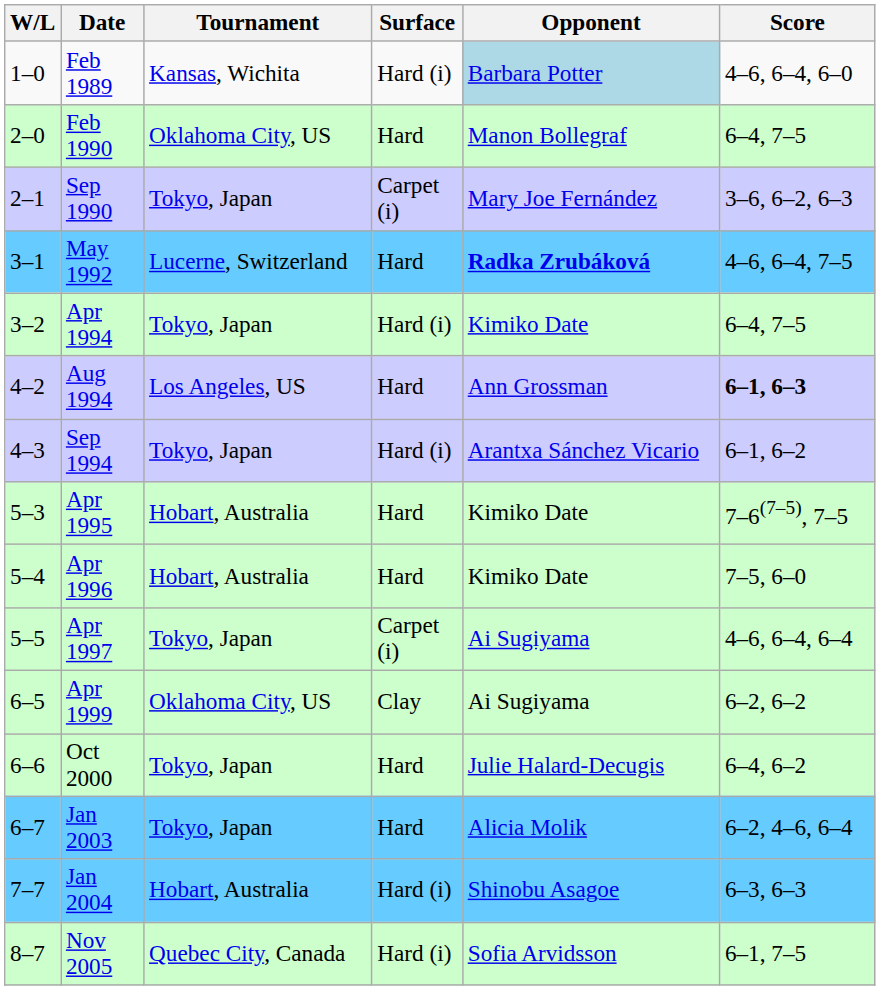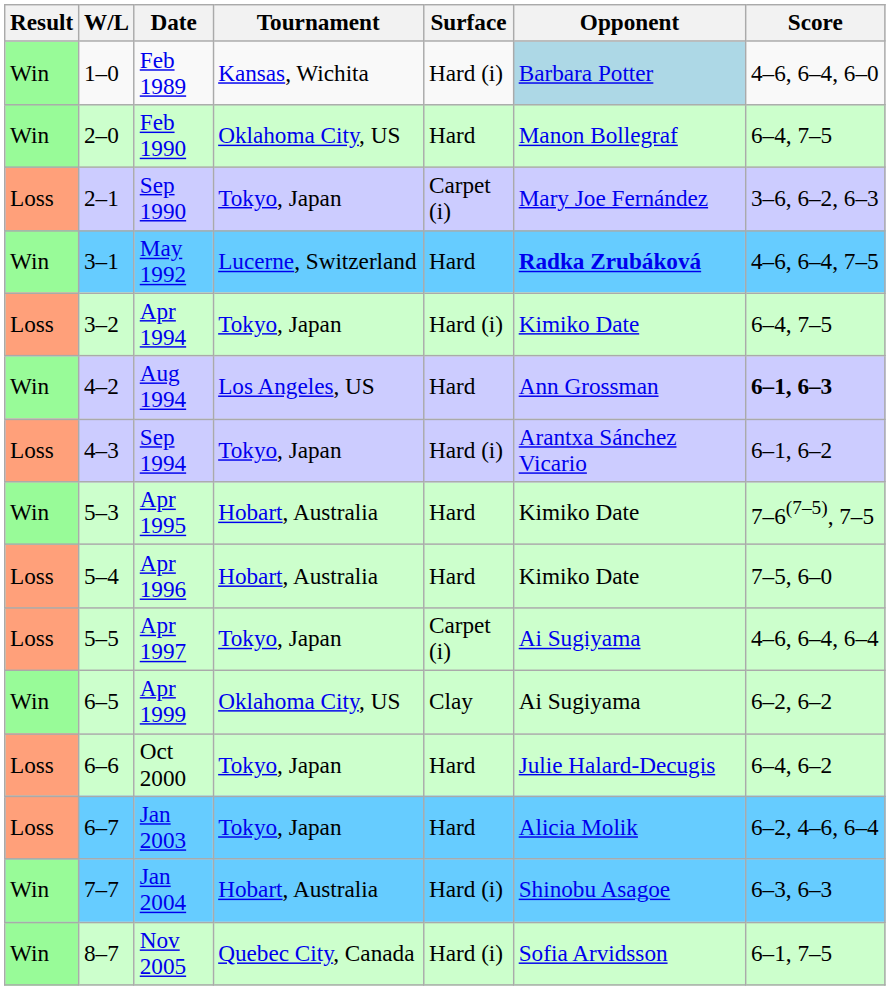+ column: (42, 22)
